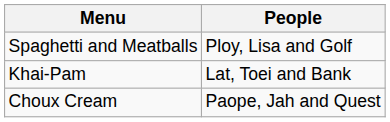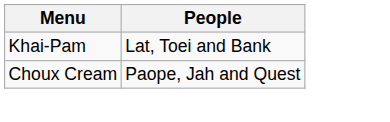- row: (103, 46)
